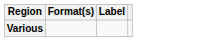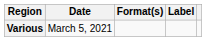+ column: (80, 12)
